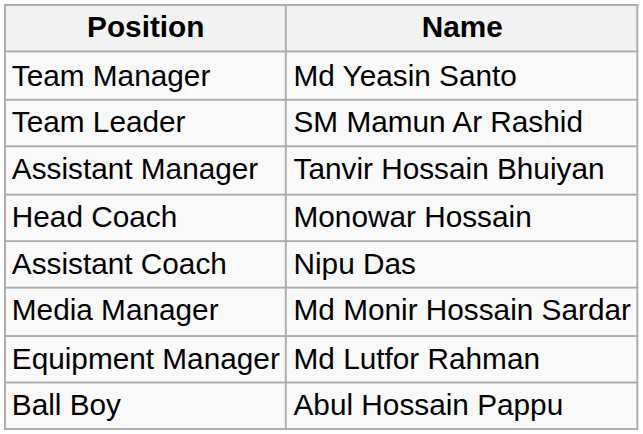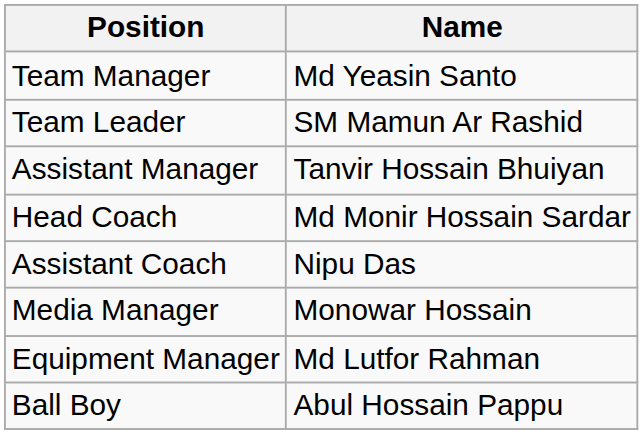(413, 216) Monowar Hossain -> (462, 216) Md Monir Hossain Sardar
(462, 311) Md Monir Hossain Sardar -> (413, 311) Monowar Hossain
